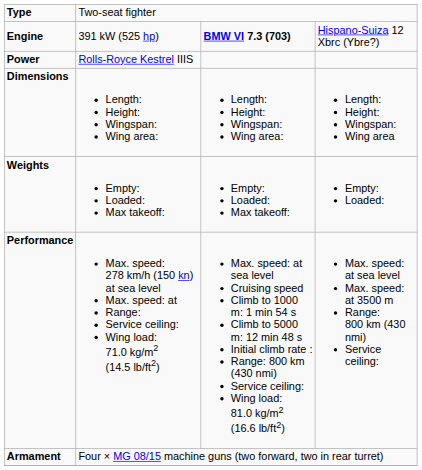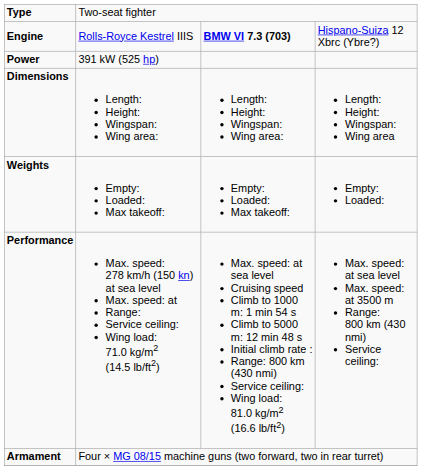(119, 36) 391 kW (525 hp) -> (136, 36) Rolls-Royce Kestrel IIIS
(136, 59) Rolls-Royce Kestrel IIIS -> (119, 59) 391 kW (525 hp)
